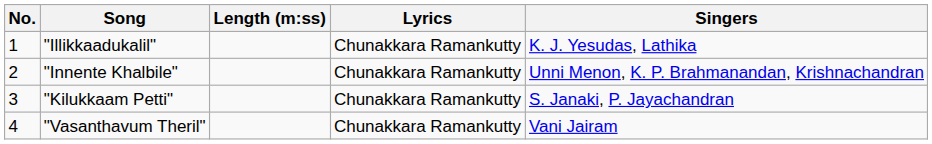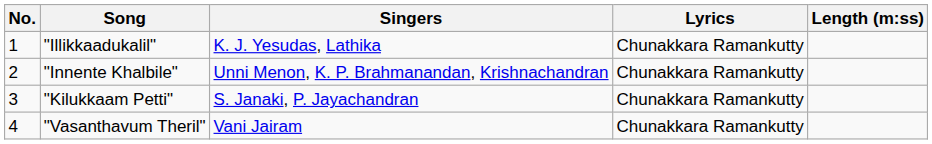columns swapped: (727, 18) <-> (270, 18)
